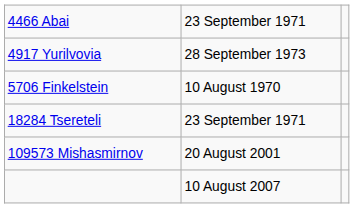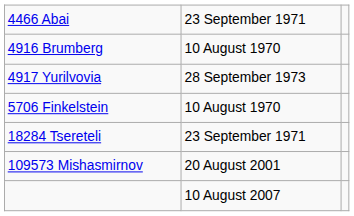+ row: (55, 48)
